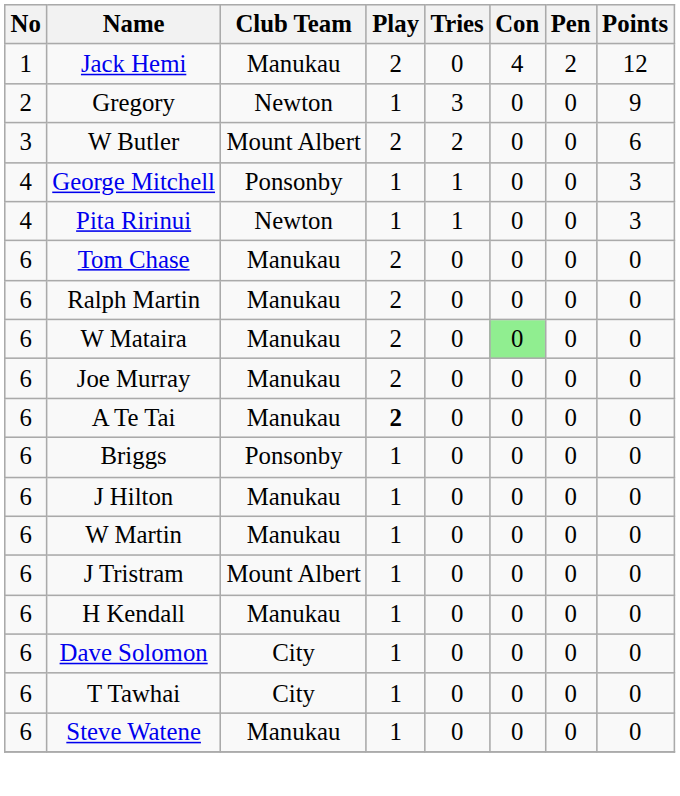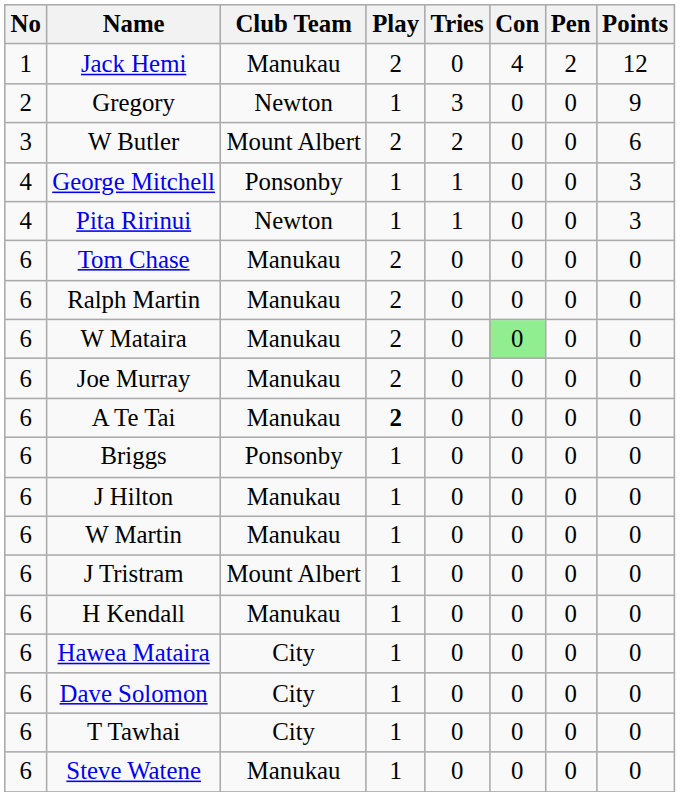+ row: (134, 653)
